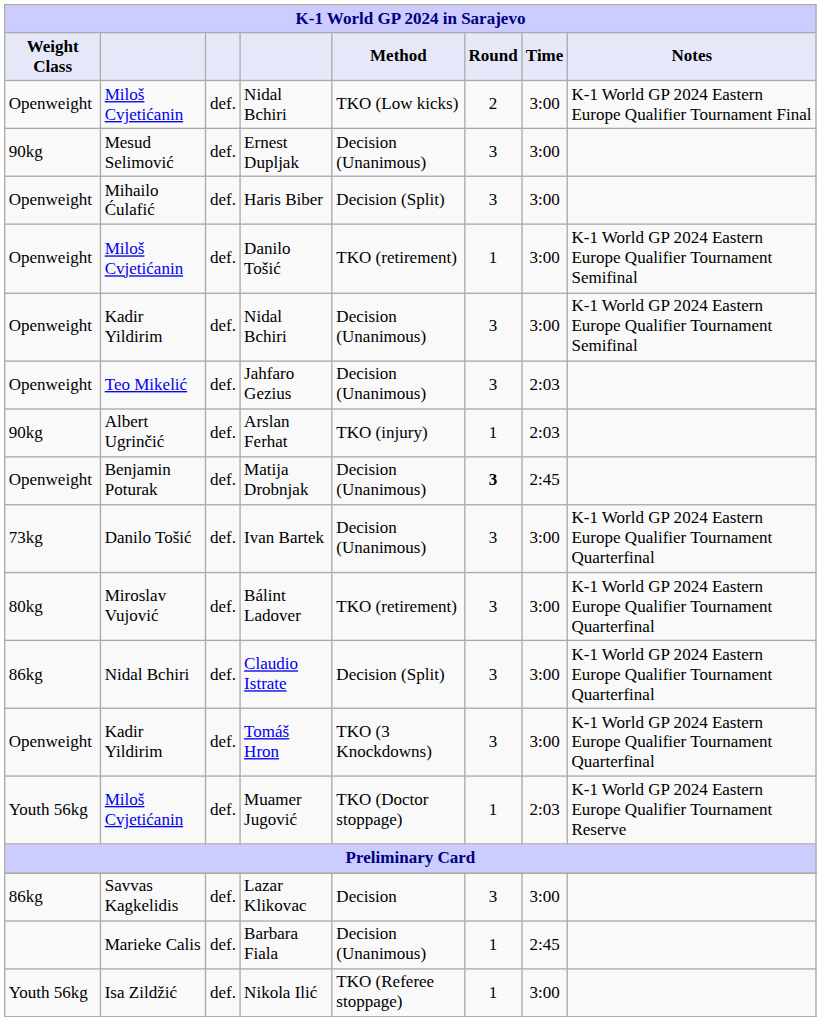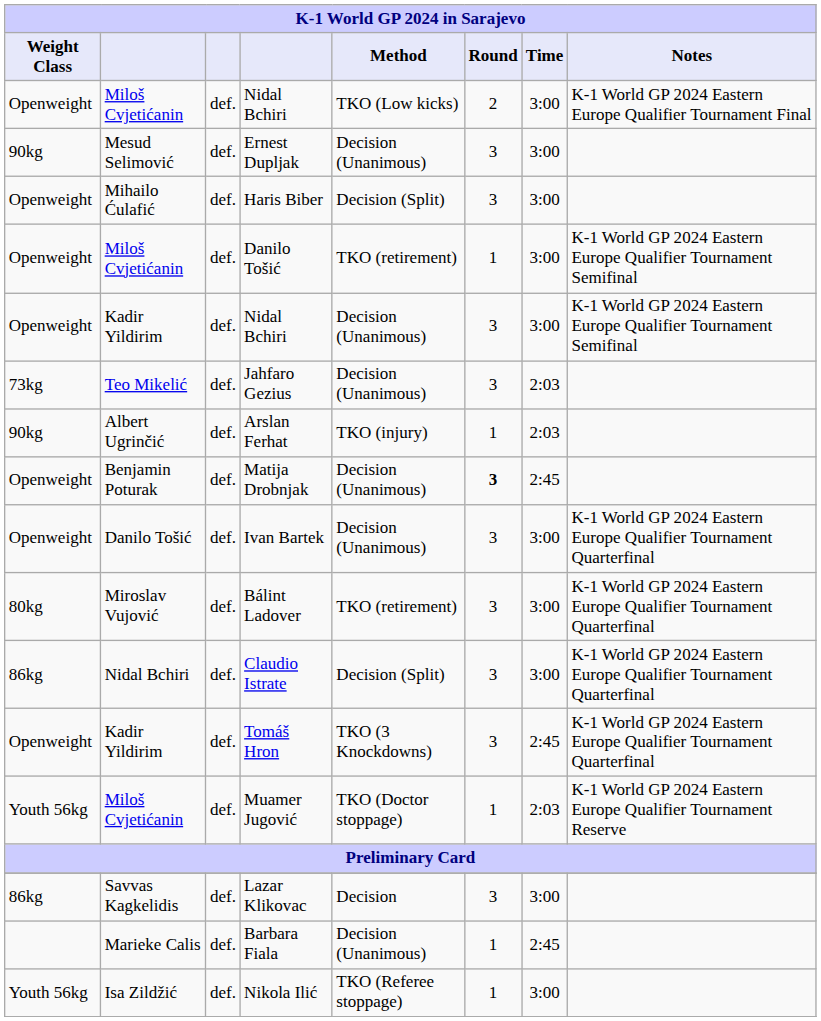(50, 384) Openweight -> (26, 384) 73kg
(26, 538) 73kg -> (50, 538) Openweight
(545, 742) 3:00 -> (545, 742) 2:45
